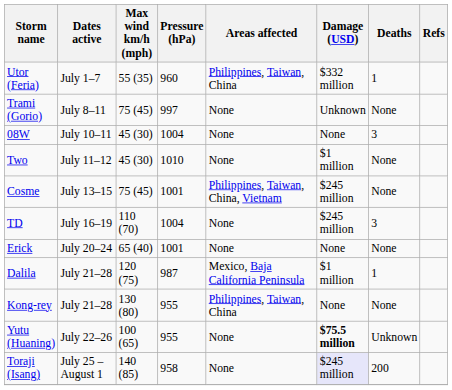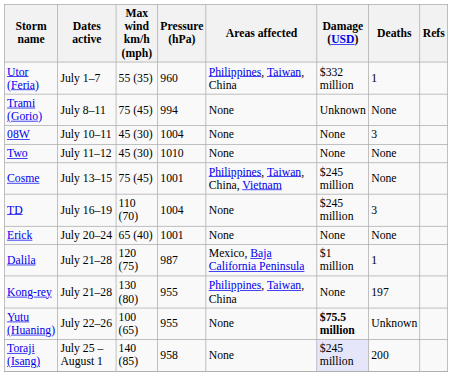(169, 109) 997 -> (169, 109) 994
(337, 160) $1 million -> (332, 153) None
(384, 305) None -> (380, 292) 197
